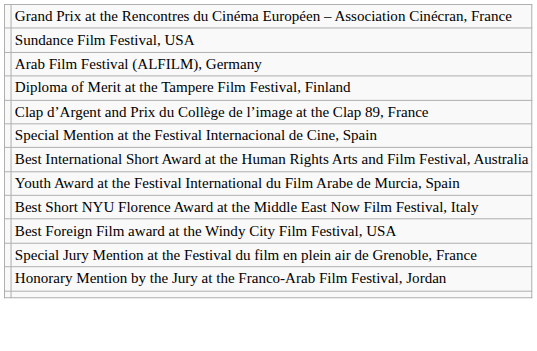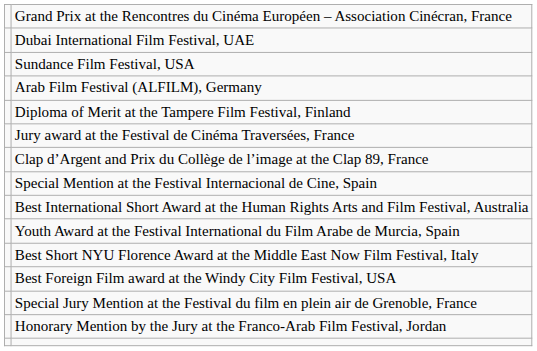+ row: (135, 40)
+ row: (185, 135)
